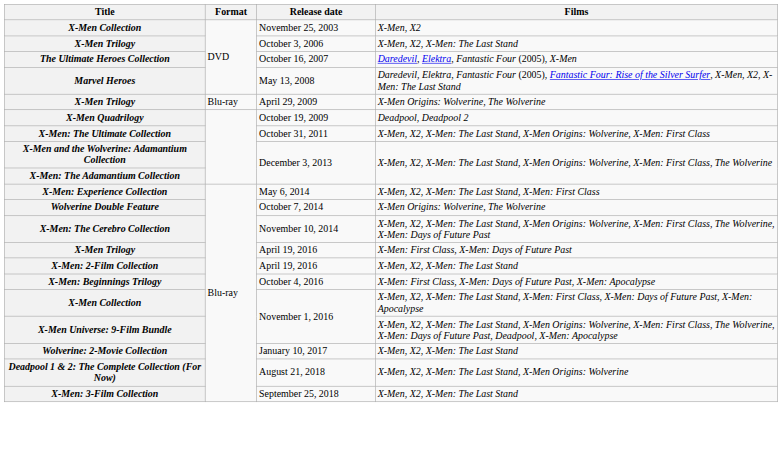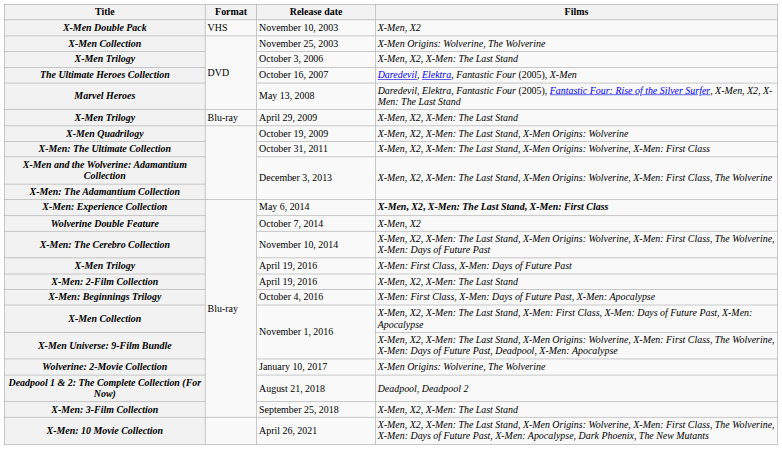+ row: (105, 28)
(399, 28) X-Men, X2 -> (462, 43) X-Men Origins: Wolverine, The Wolverine
(462, 102) X-Men Origins: Wolverine, The Wolverine -> (448, 117) X-Men, X2, X-Men: The Last Stand
(423, 117) Deadpool, Deadpool 2 -> (503, 133) X-Men, X2, X-Men: The Last Stand, X-Men Origins: Wolverine
(489, 192) normal -> (493, 207) bold
(462, 207) X-Men Origins: Wolverine, The Wolverine -> (399, 223) X-Men, X2
(448, 351) X-Men, X2, X-Men: The Last Stand -> (462, 367) X-Men Origins: Wolverine, The Wolverine
(503, 372) X-Men, X2, X-Men: The Last Stand, X-Men Origins: Wolverine -> (423, 388) Deadpool, Deadpool 2
+ row: (105, 431)
